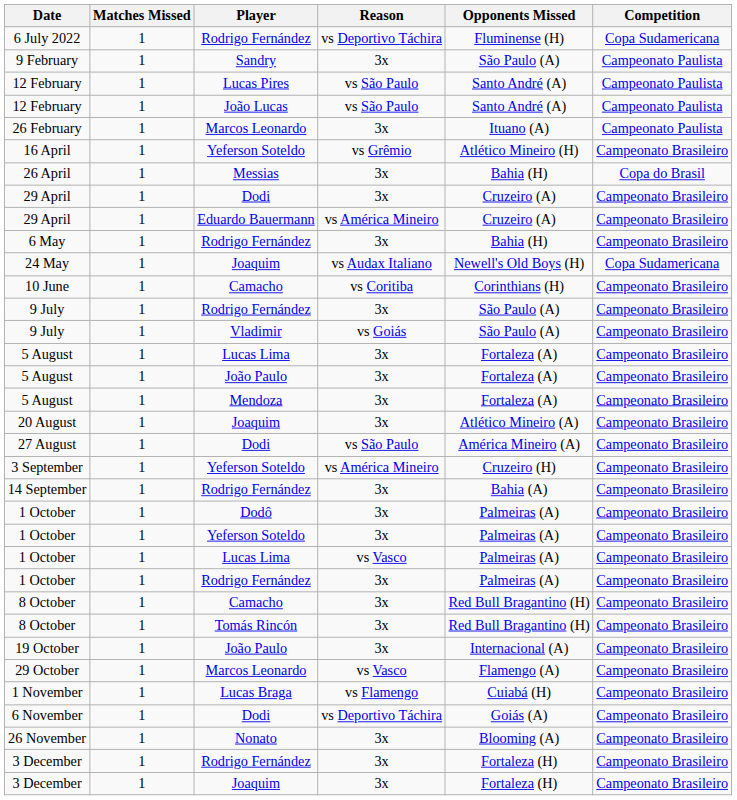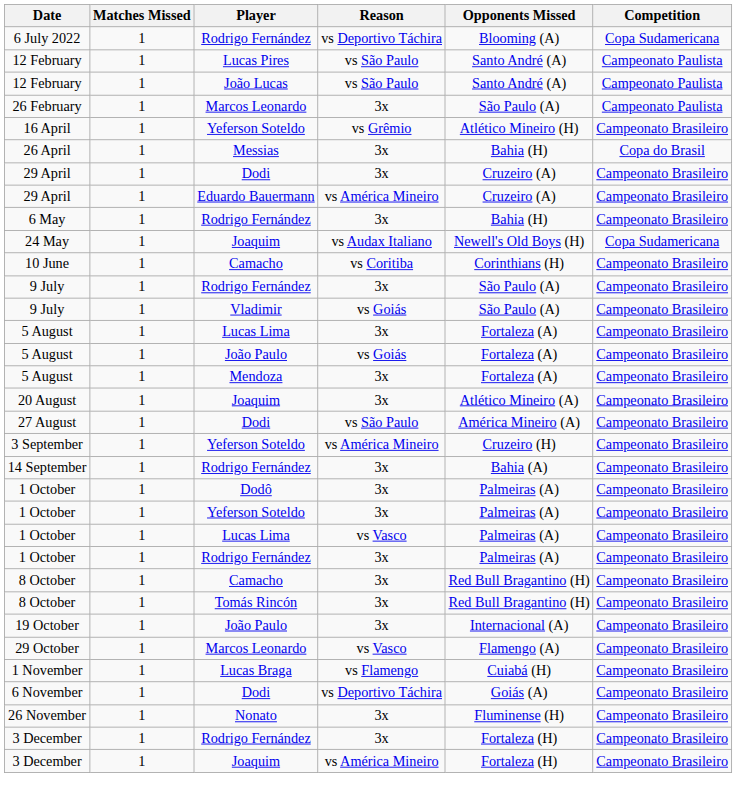(519, 38) Fluminense (H) -> (519, 38) Blooming (A)
- row: (47, 60)
(519, 128) Ituano (A) -> (519, 106) São Paulo (A)
(382, 377) 3x -> (382, 354) vs Goiás
(519, 738) Blooming (A) -> (519, 715) Fluminense (H)
(382, 783) 3x -> (382, 761) vs América Mineiro
